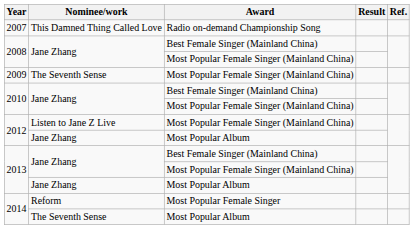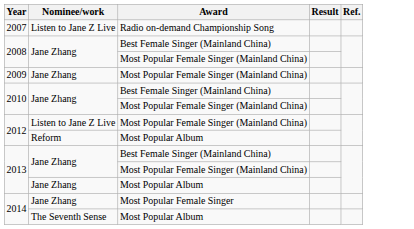(96, 28) This Damned Thing Called Love -> (73, 28) Listen to Jane Z Live
(69, 75) The Seventh Sense -> (54, 75) Jane Zhang
(54, 138) Jane Zhang -> (46, 138) Reform
(46, 201) Reform -> (54, 201) Jane Zhang
